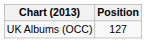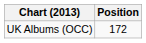(118, 29) 127 -> (118, 29) 172
